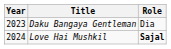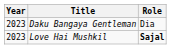(16, 37) 2024 -> (16, 37) 2023
